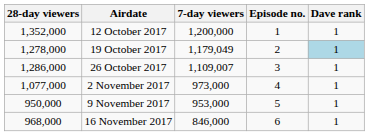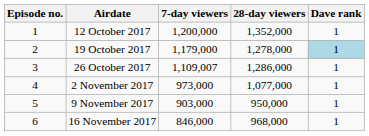columns swapped: (277, 13) <-> (43, 13)
(211, 49) 1,179,049 -> (195, 49) 1,179,000
(211, 103) 953,000 -> (195, 103) 903,000
